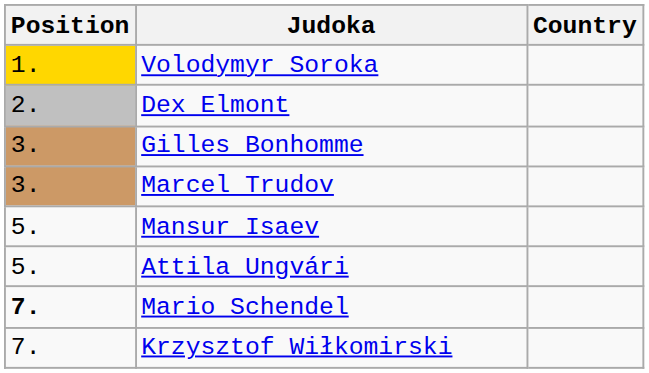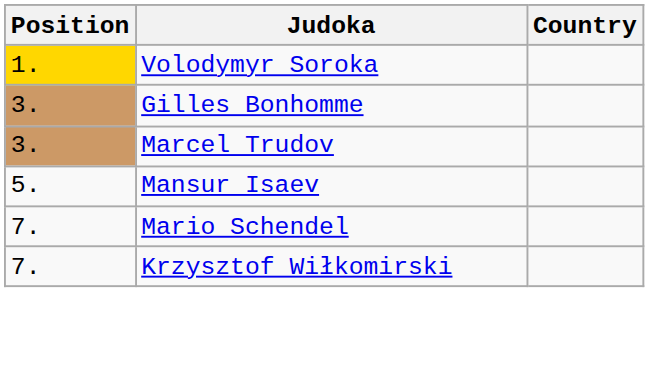- row: (215, 106)
- row: (245, 267)
(26, 307) bold -> (26, 226) normal
